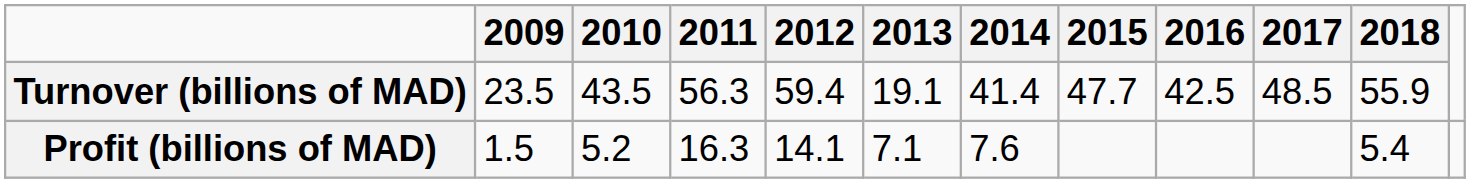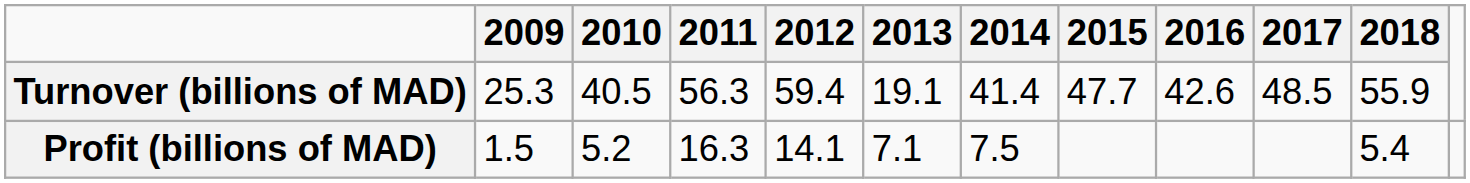(519, 90) 23.5 -> (519, 90) 25.3
(616, 90) 43.5 -> (616, 90) 40.5
(1200, 90) 42.5 -> (1200, 90) 42.6
(995, 148) 7.6 -> (995, 148) 7.5
